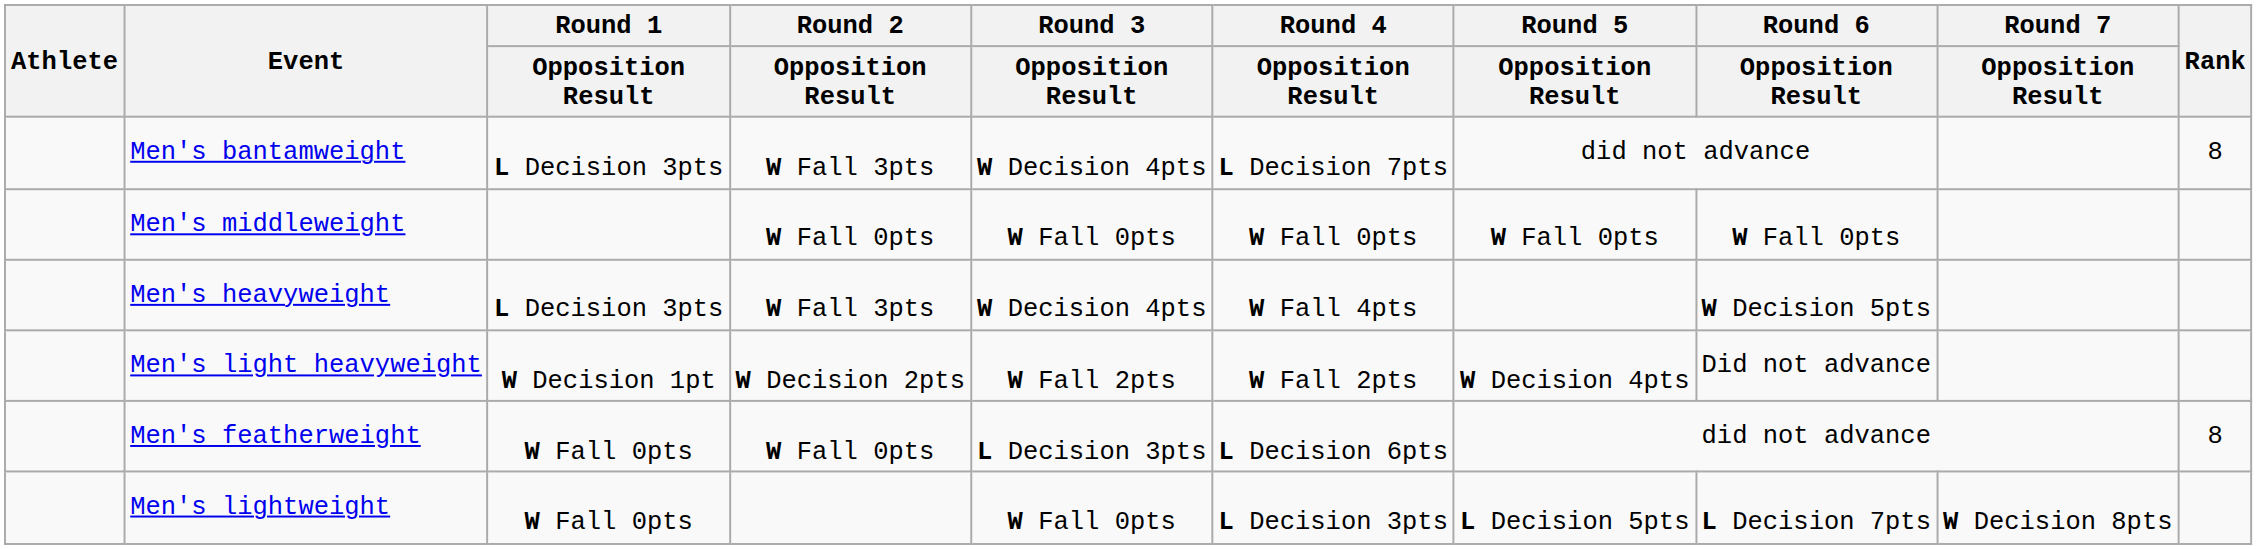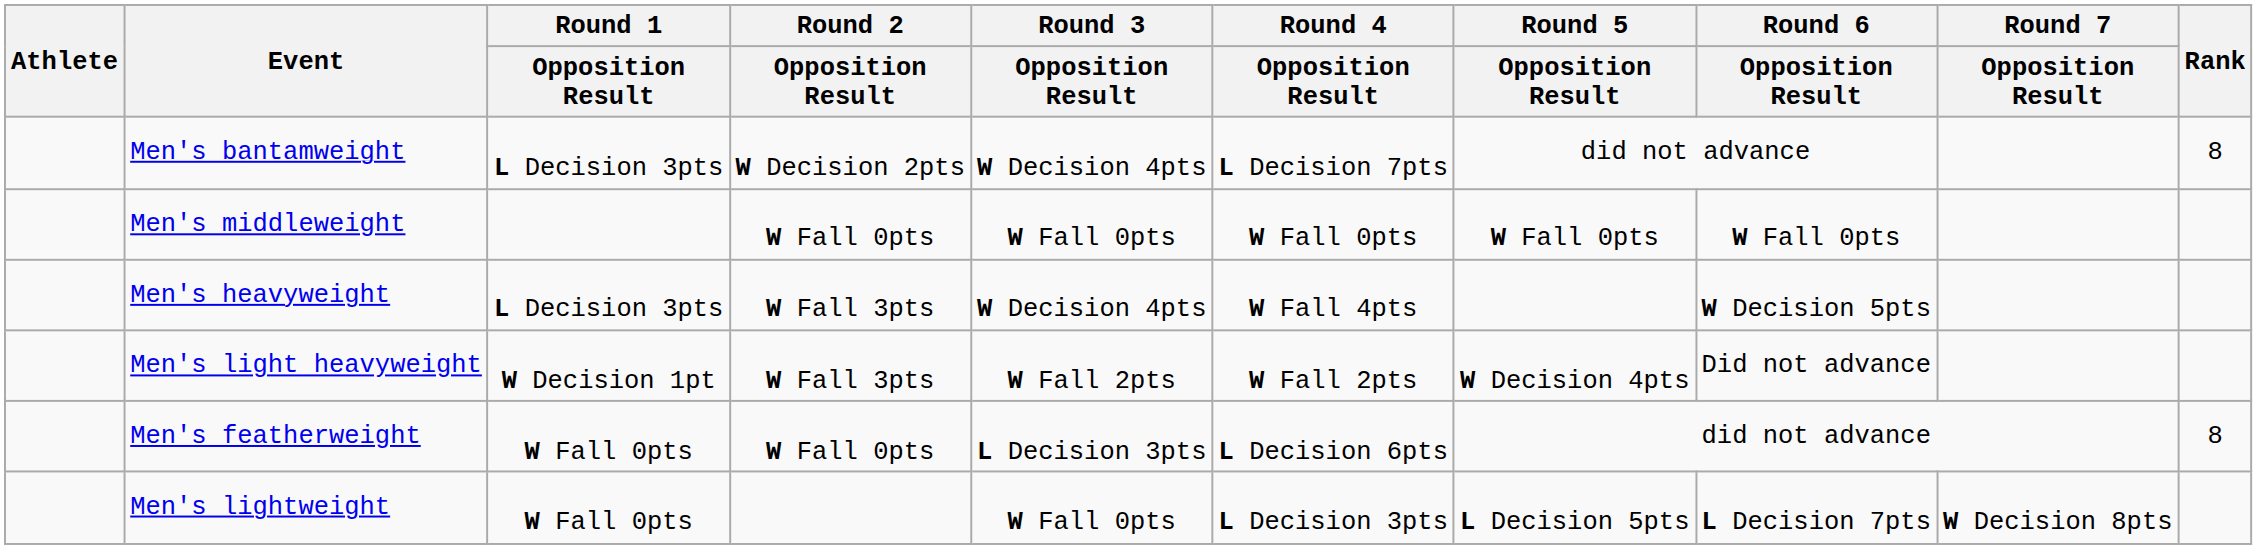(850, 168) W Fall 3pts -> (850, 168) W Decision 2pts
(850, 380) W Decision 2pts -> (850, 380) W Fall 3pts
